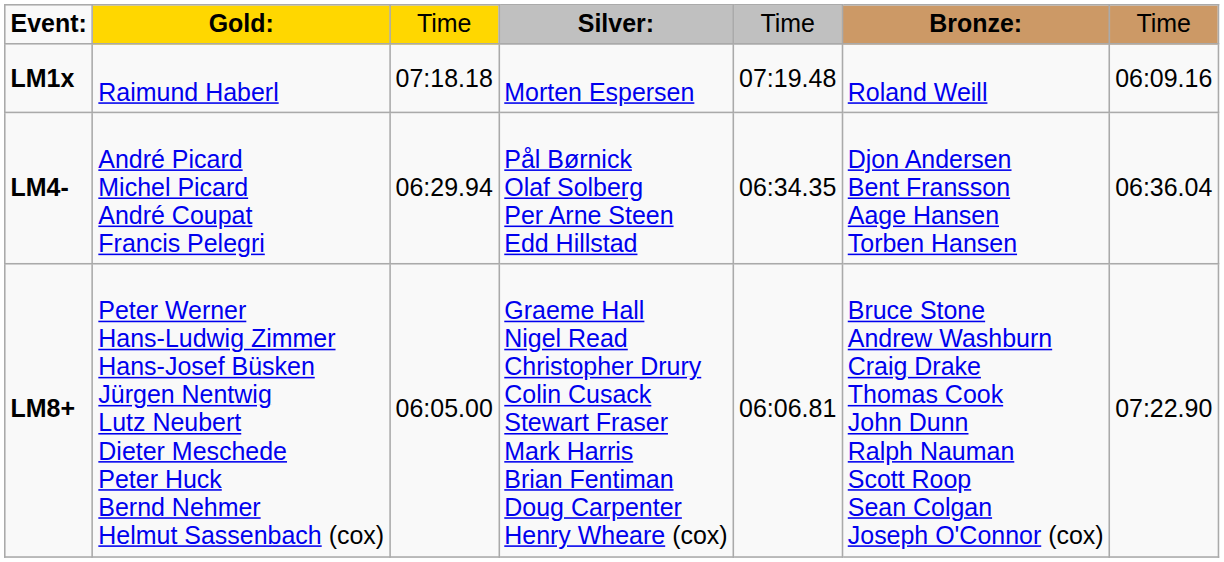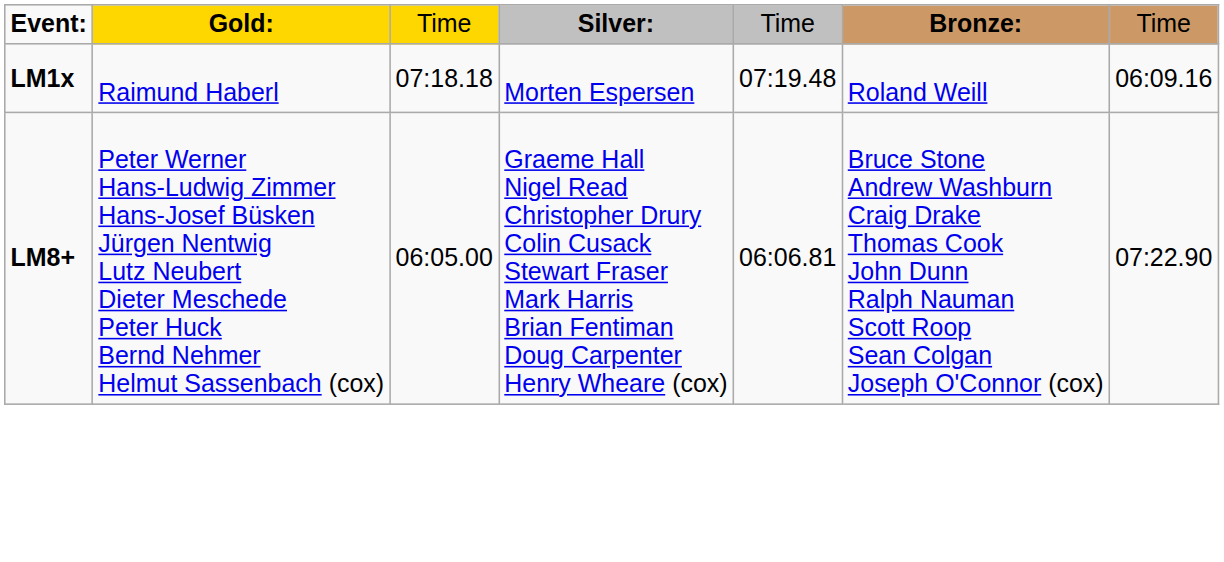- row: (40, 187)
